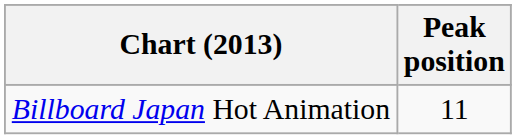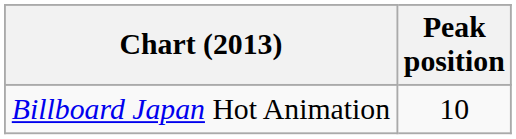(454, 108) 11 -> (454, 108) 10
